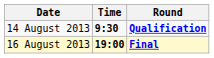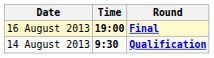rows swapped: (48, 29) <-> (48, 45)
